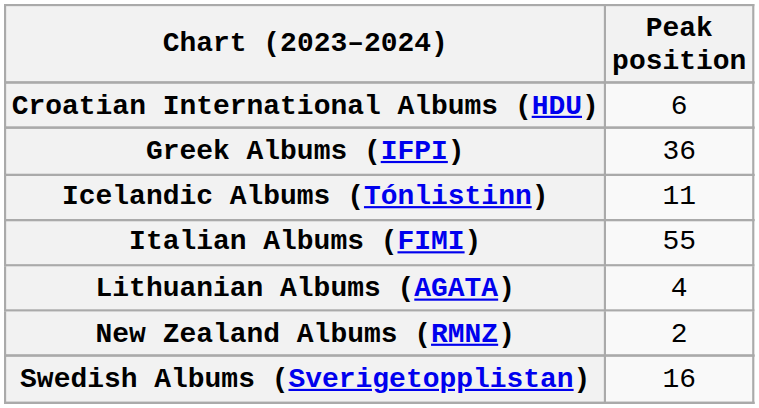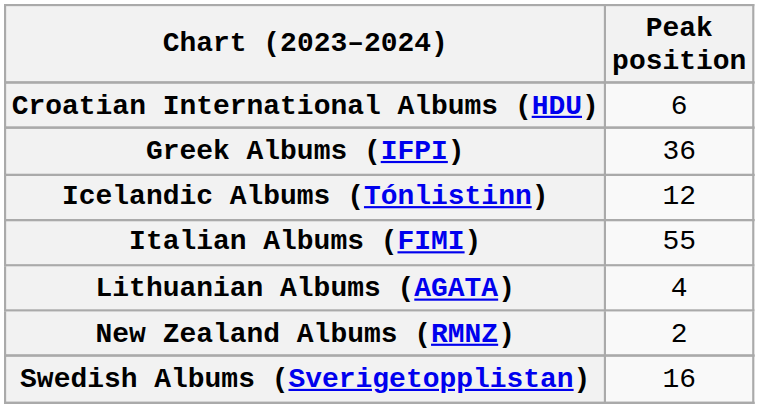(679, 197) 11 -> (679, 197) 12
